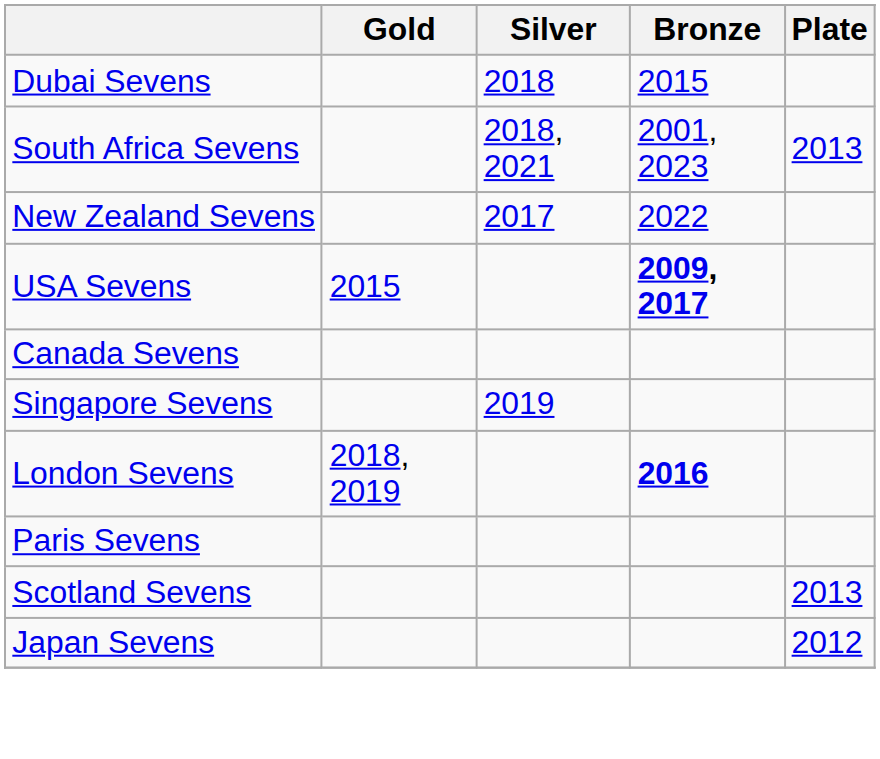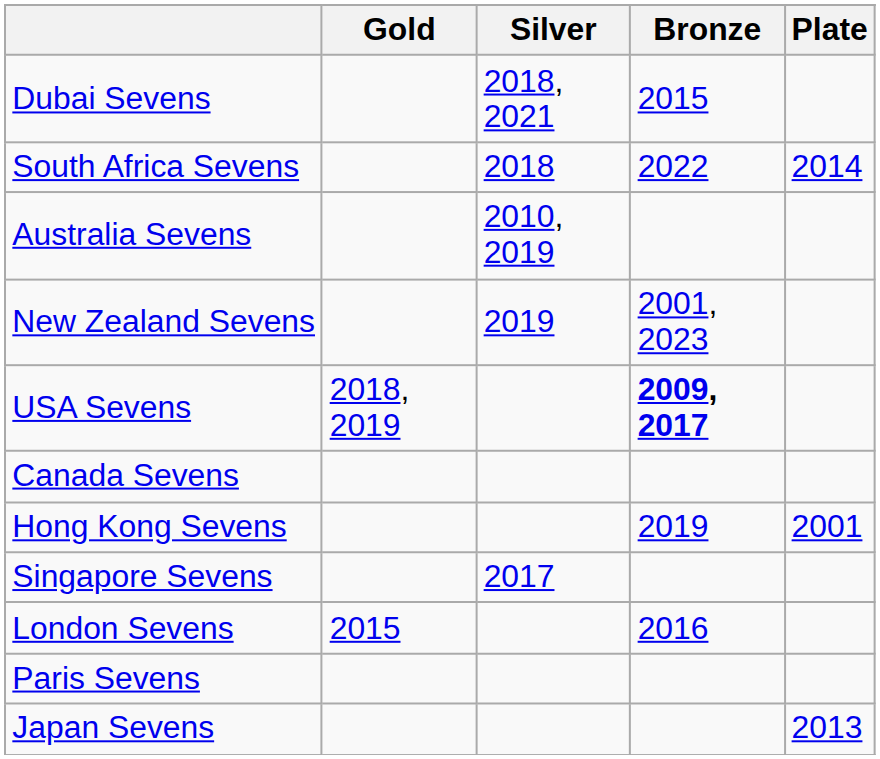(519, 80) 2018 -> (523, 98) 2018, 2021
(523, 148) 2018, 2021 -> (519, 166) 2018
(677, 148) 2001, 2023 -> (673, 166) 2022
(827, 148) 2013 -> (827, 166) 2014
+ row: (132, 234)
(519, 217) 2017 -> (519, 321) 2019
(673, 217) 2022 -> (677, 321) 2001, 2023
(365, 285) 2015 -> (370, 407) 2018, 2019
+ row: (150, 526)
(519, 404) 2019 -> (519, 576) 2017
(370, 472) 2018, 2019 -> (365, 627) 2015
(673, 472) bold -> (673, 627) normal
- row: (132, 591)
(827, 642) 2012 -> (827, 728) 2013
